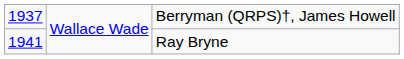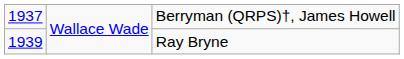(25, 41) 1941 -> (25, 41) 1939
